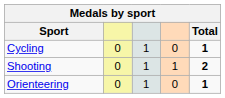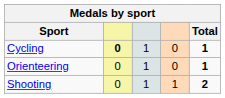(118, 49) normal -> (118, 49) bold
rows swapped: (38, 85) <-> (29, 67)
